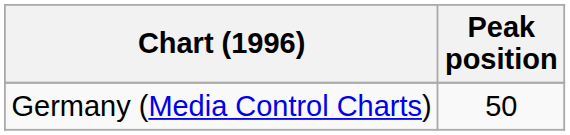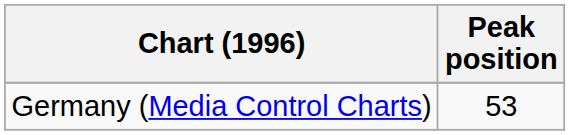(501, 105) 50 -> (501, 105) 53
